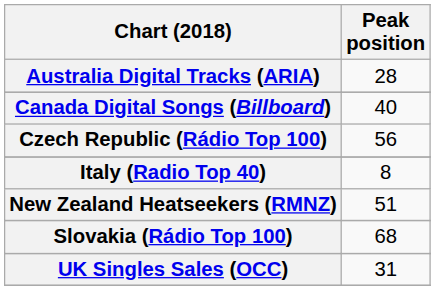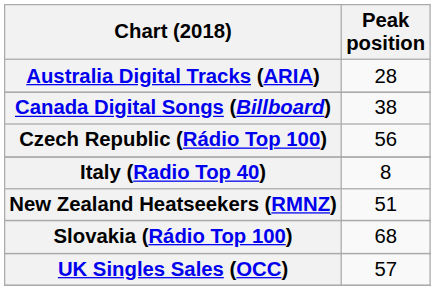(386, 107) 40 -> (386, 107) 38
(386, 269) 31 -> (386, 269) 57
